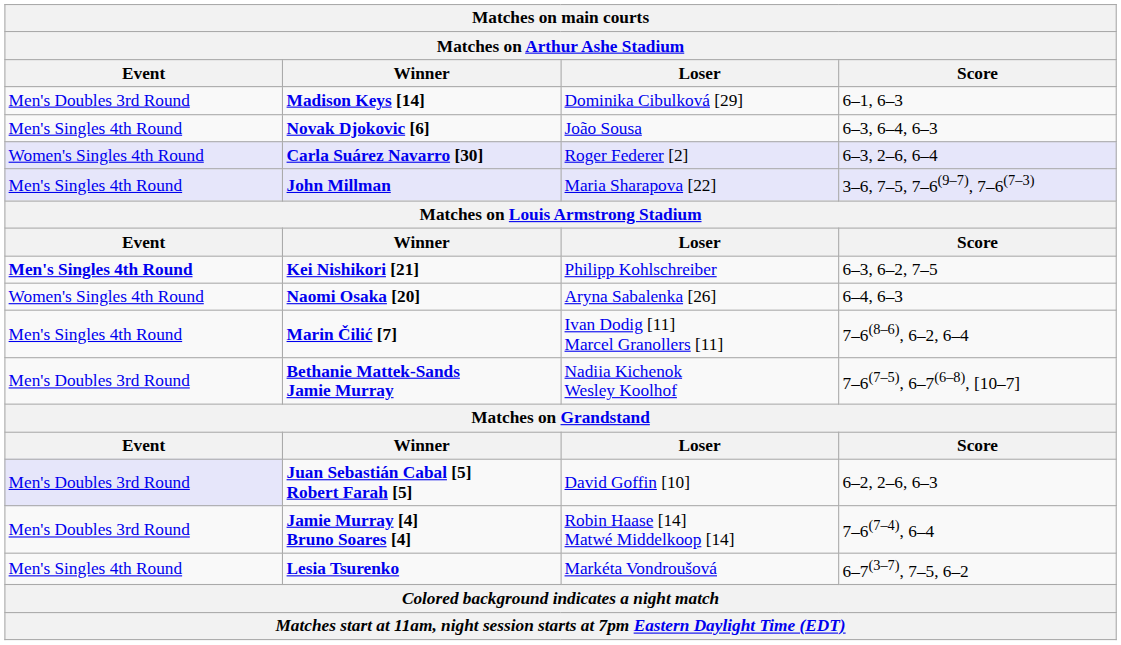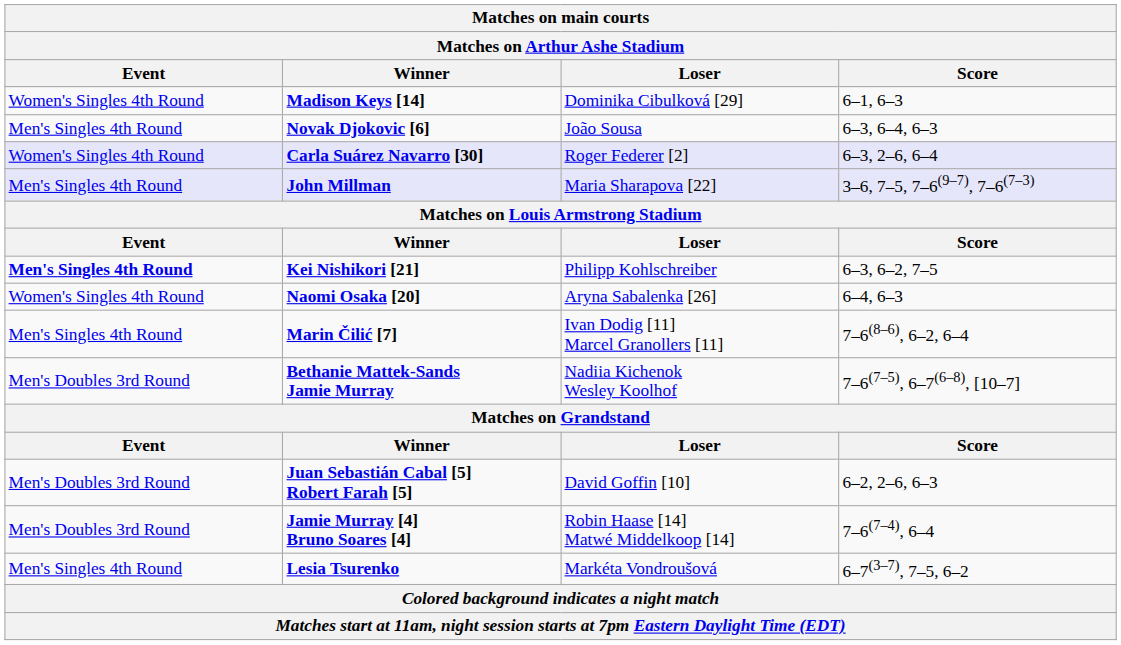(99, 100) Men's Doubles 3rd Round -> (106, 100) Women's Singles 4th Round
(99, 482) lavender background -> (99, 482) no background
